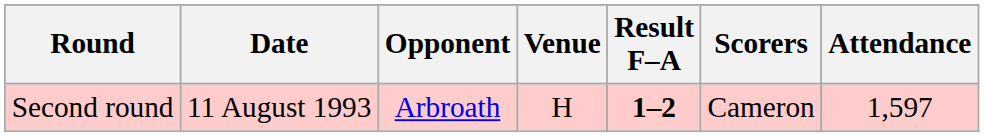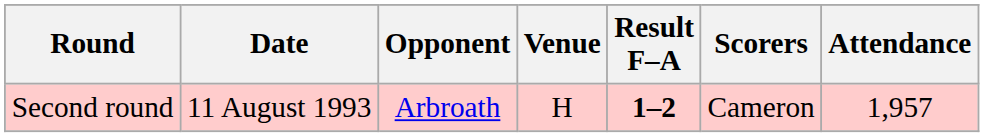(900, 107) 1,597 -> (900, 107) 1,957
